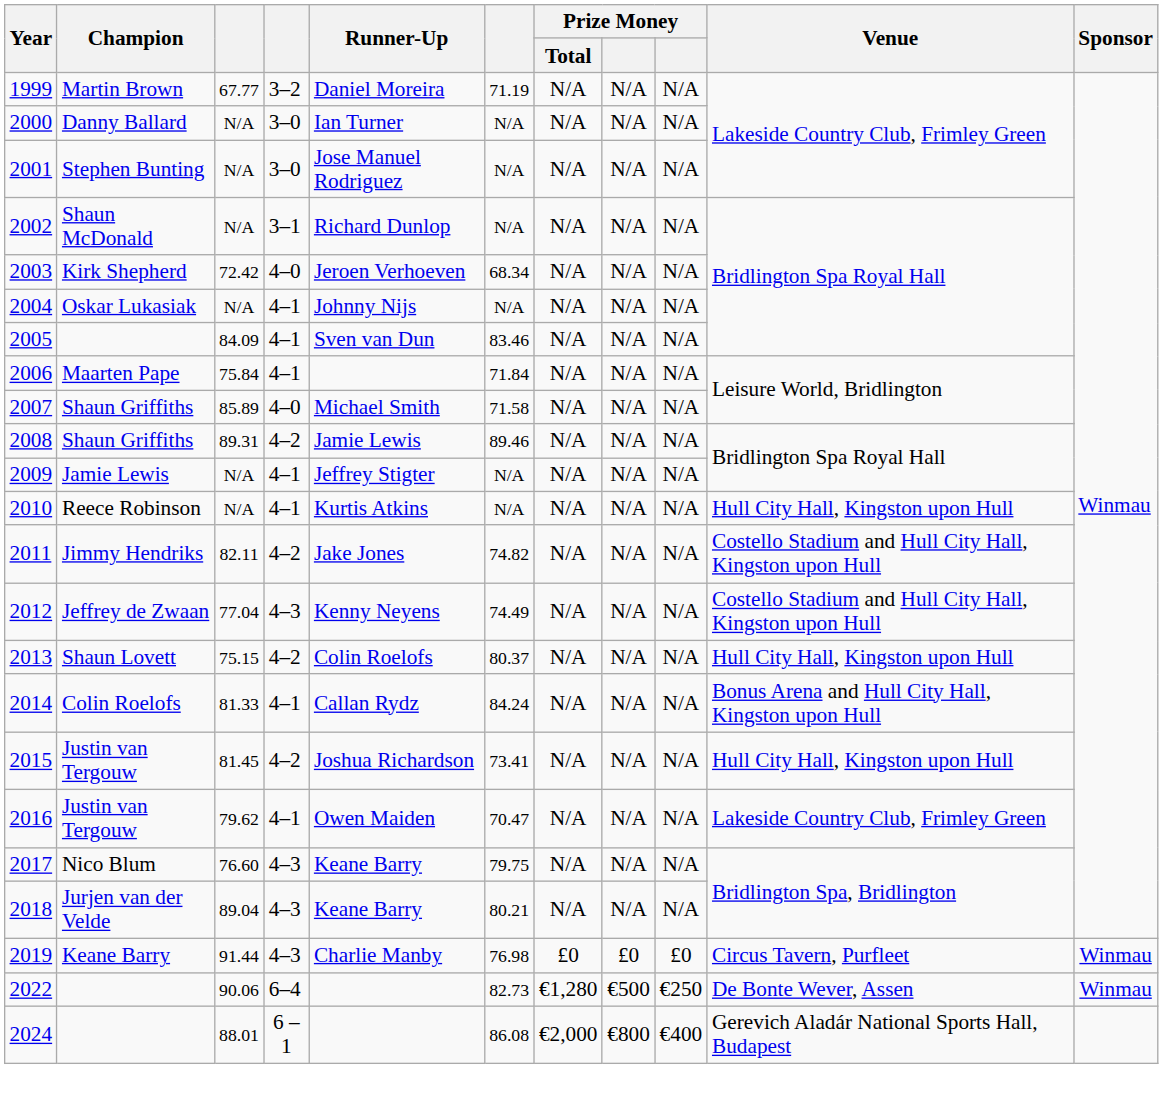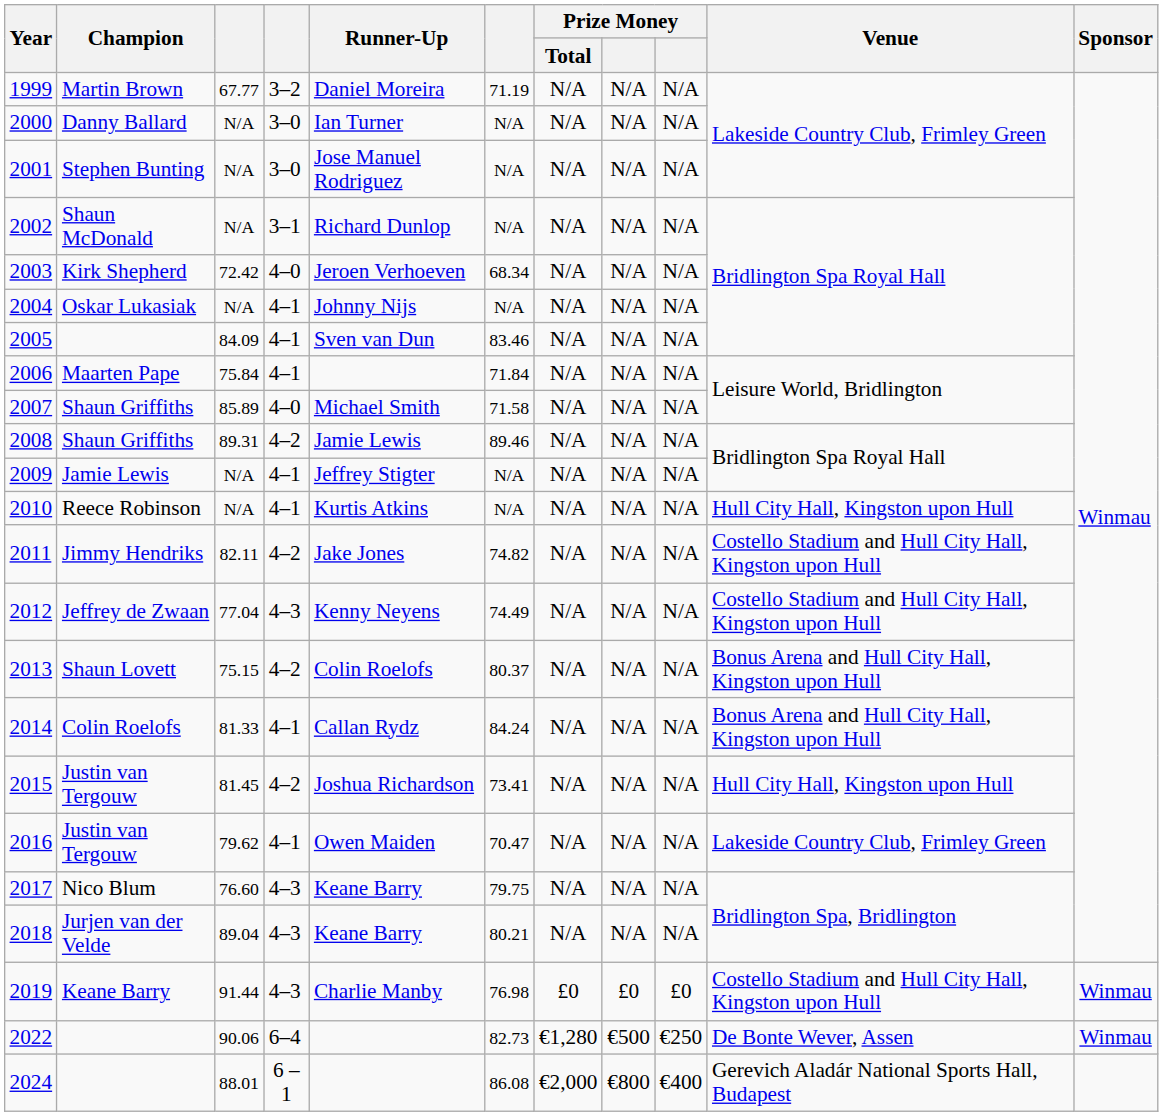(863, 657) Hull City Hall, Kingston upon Hull -> (851, 669) Bonus Arena and Hull City Hall, Kingston upon Hull
(811, 955) Circus Tavern, Purfleet -> (870, 991) Costello Stadium and Hull City Hall, Kingston upon Hull
